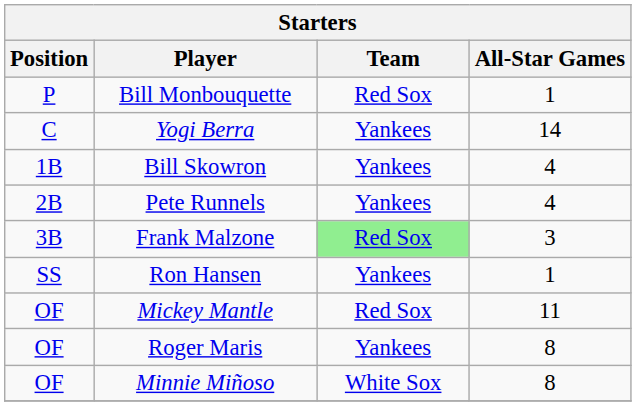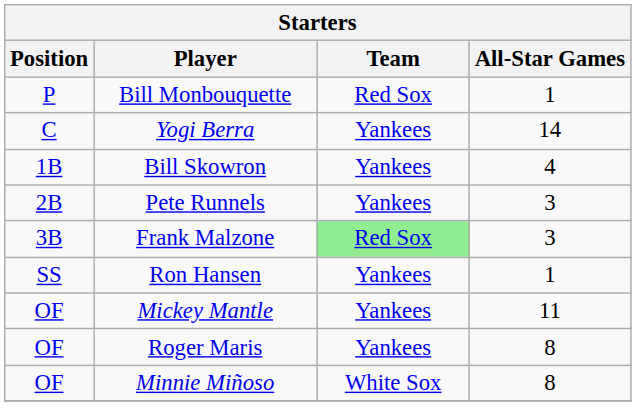(550, 202) 4 -> (550, 202) 3
(393, 310) Red Sox -> (393, 310) Yankees
